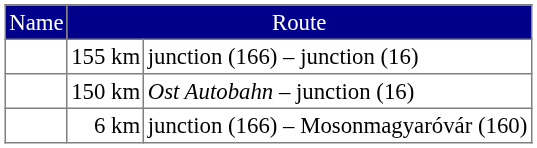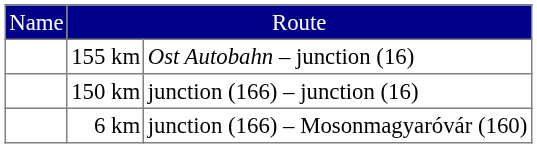(283, 56) junction (166) – junction (16) -> (281, 56) Ost Autobahn – junction (16)
(281, 90) Ost Autobahn – junction (16) -> (283, 90) junction (166) – junction (16)
